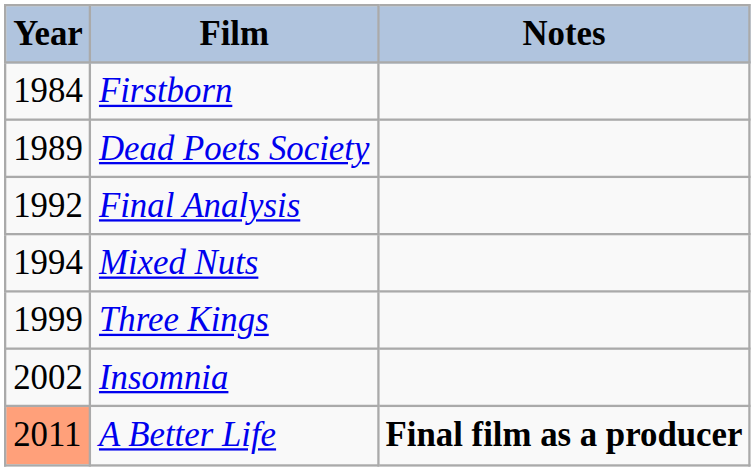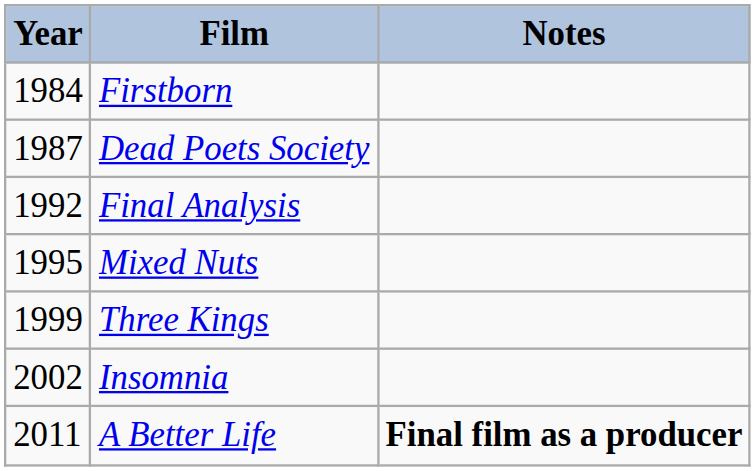(48, 148) 1989 -> (48, 148) 1987
(48, 262) 1994 -> (48, 262) 1995
(47, 435) lightsalmon background -> (47, 435) no background
